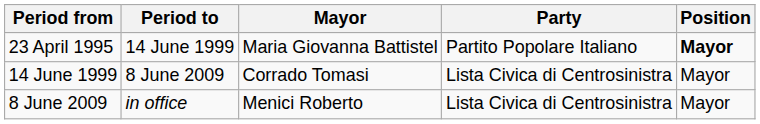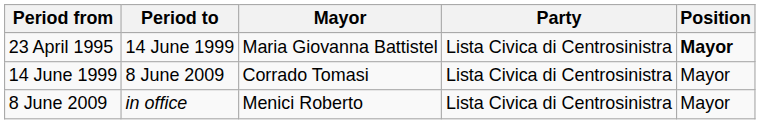(542, 47) Partito Popolare Italiano -> (559, 47) Lista Civica di Centrosinistra
